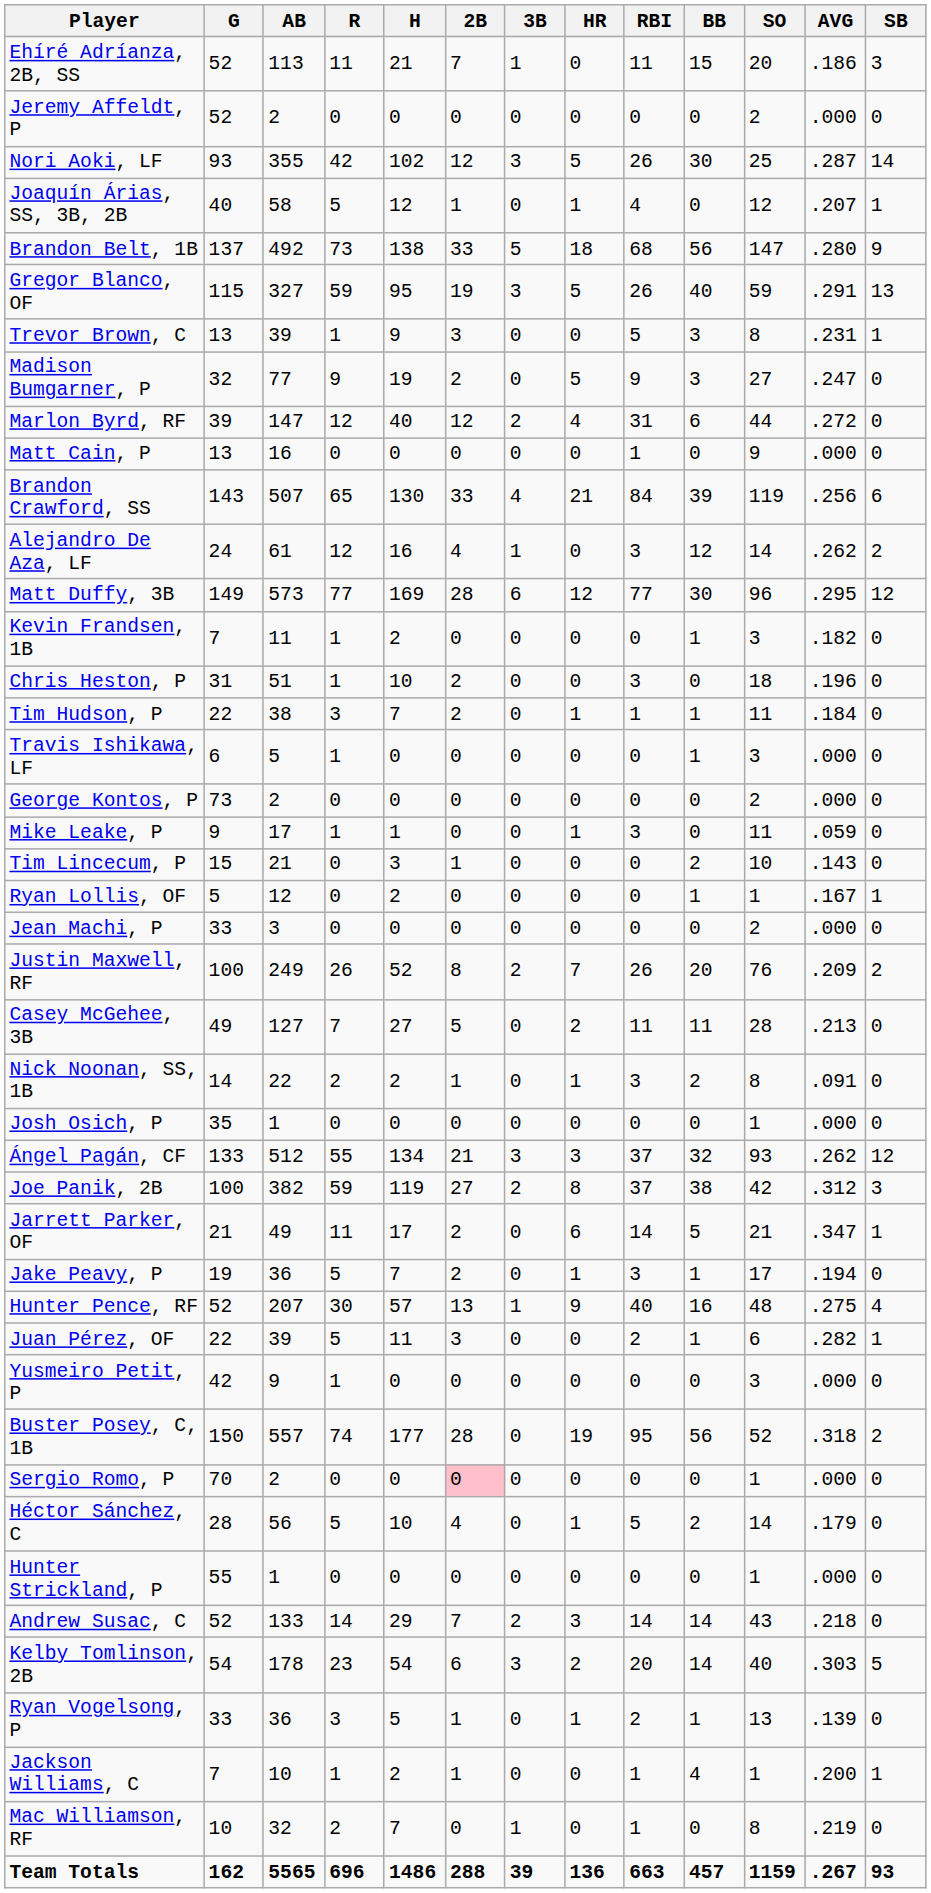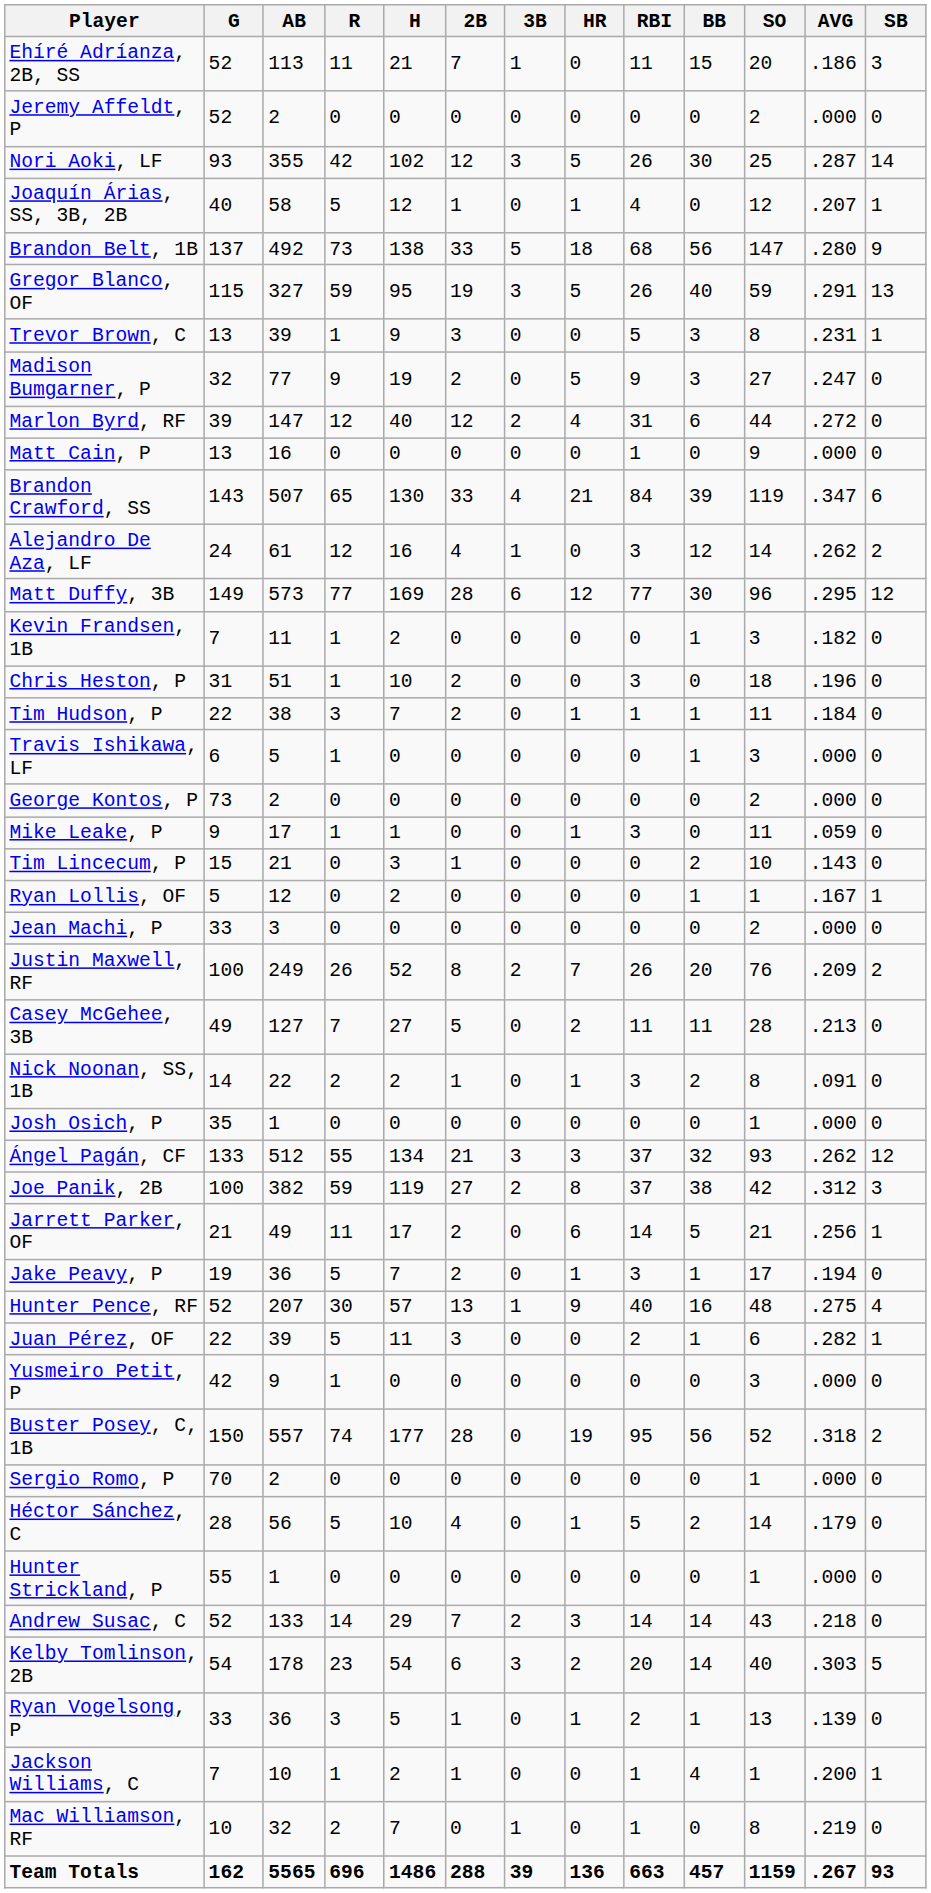(833, 497) .256 -> (833, 497) .347
(833, 1232) .347 -> (833, 1232) .256
(456, 1480) pink background -> (456, 1480) no background
